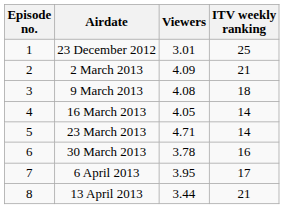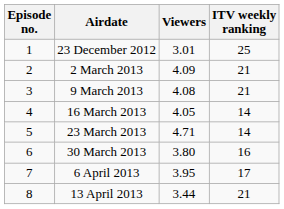(244, 91) 18 -> (244, 91) 21
(184, 152) 3.78 -> (184, 152) 3.80
